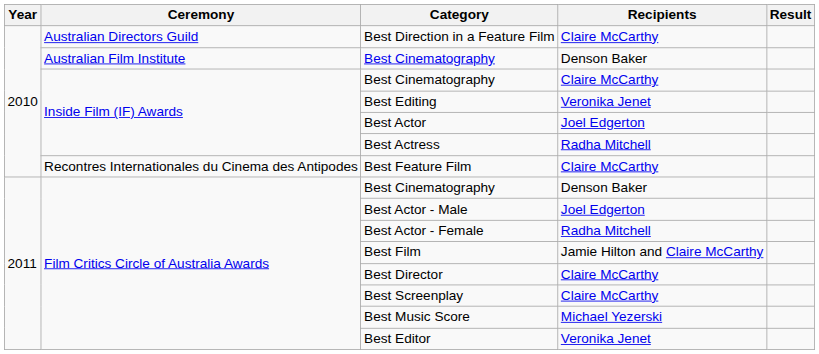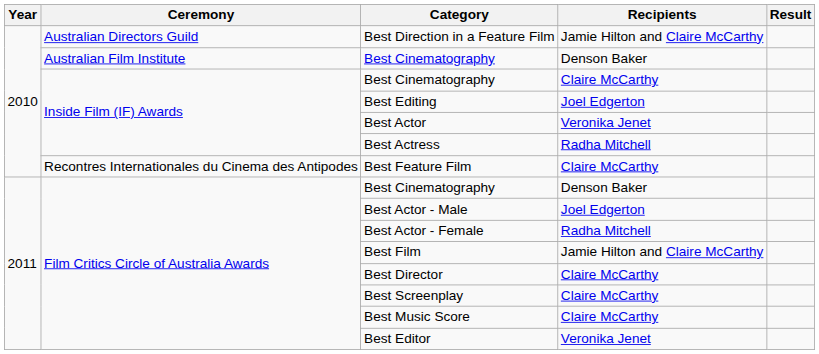(610, 36) Claire McCarthy -> (662, 36) Jamie Hilton and Claire McCarthy
(606, 101) Veronika Jenet -> (603, 101) Joel Edgerton
(603, 123) Joel Edgerton -> (606, 123) Veronika Jenet
(611, 317) Michael Yezerski -> (610, 317) Claire McCarthy
